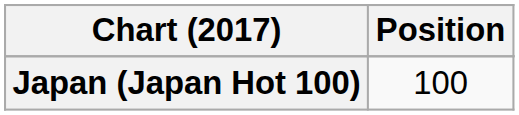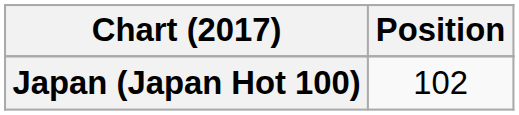(441, 82) 100 -> (441, 82) 102
